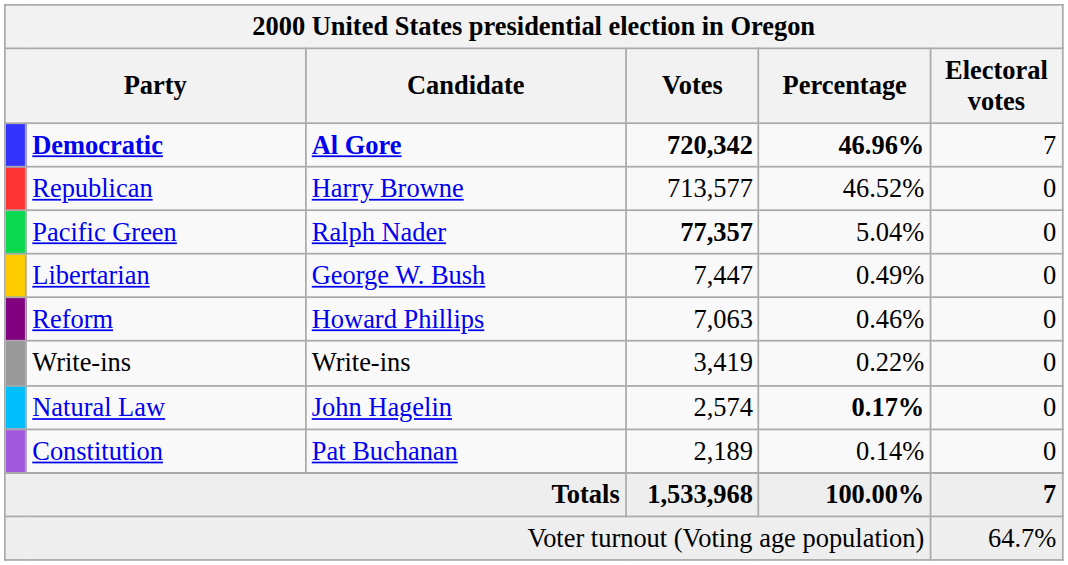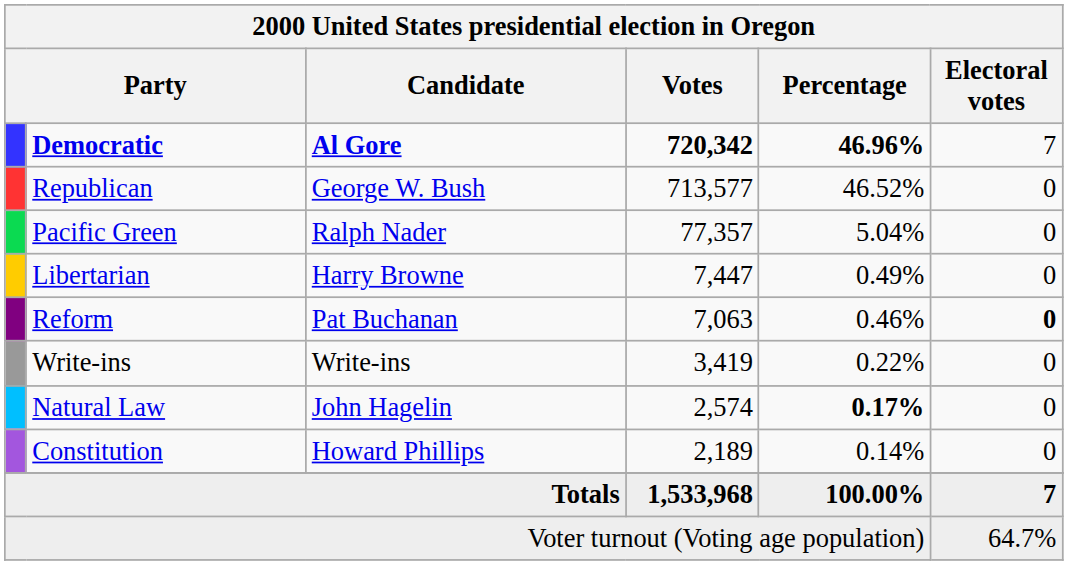(388, 188) Harry Browne -> (399, 188) George W. Bush
(717, 232) bold -> (717, 232) normal
(399, 275) George W. Bush -> (388, 275) Harry Browne
(398, 319) Howard Phillips -> (385, 319) Pat Buchanan
(1050, 319) normal -> (1050, 319) bold
(385, 450) Pat Buchanan -> (398, 450) Howard Phillips
